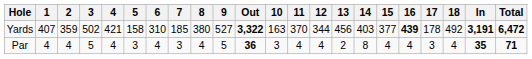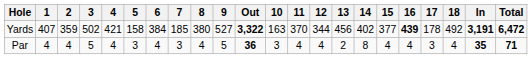(157, 29) 310 -> (157, 29) 384
(365, 29) 403 -> (365, 29) 402
